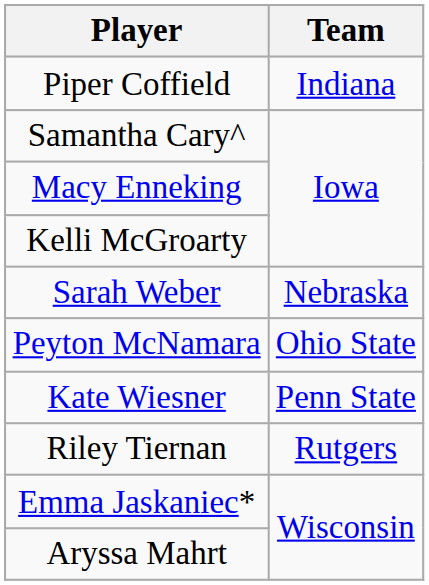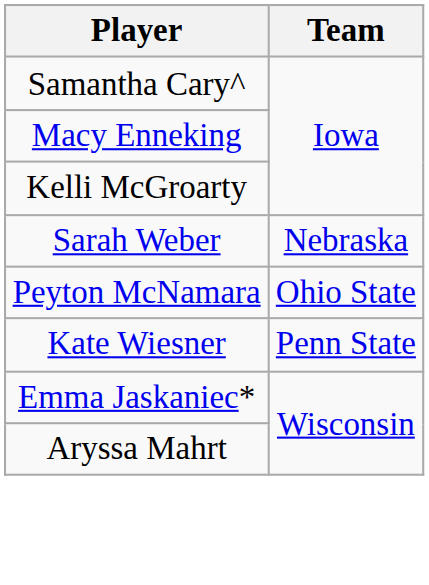- row: (137, 82)
- row: (137, 448)
